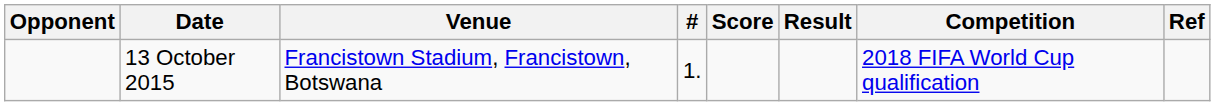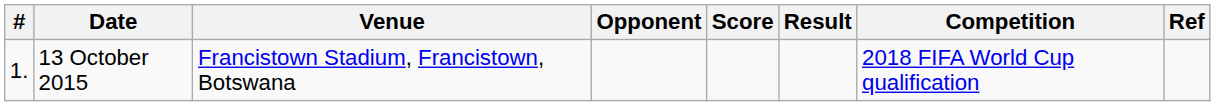columns swapped: (692, 22) <-> (62, 22)
